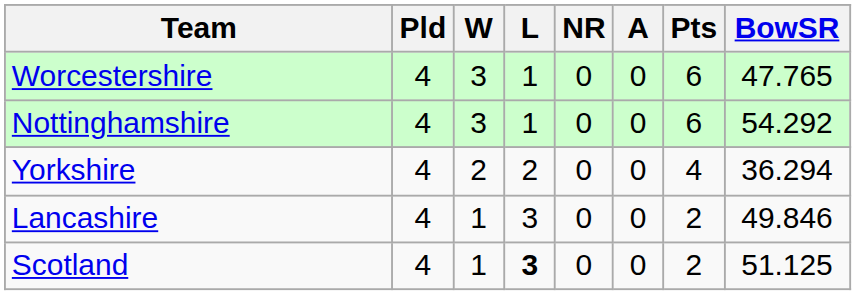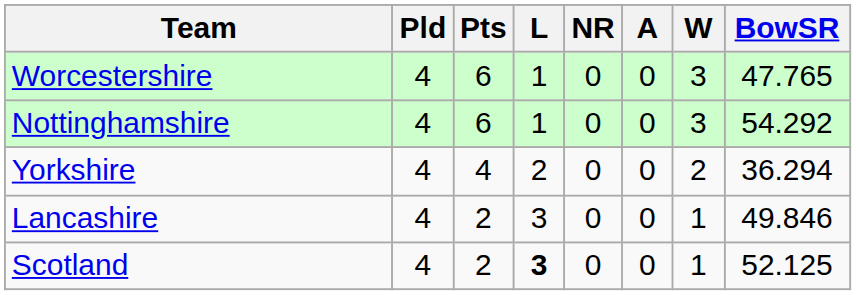columns swapped: (479, 28) <-> (694, 28)
(787, 265) 51.125 -> (787, 265) 52.125
